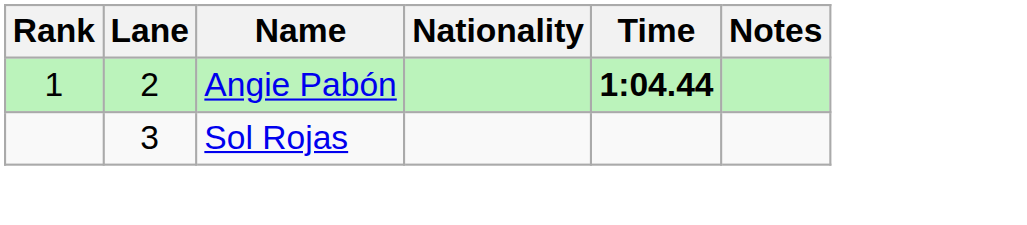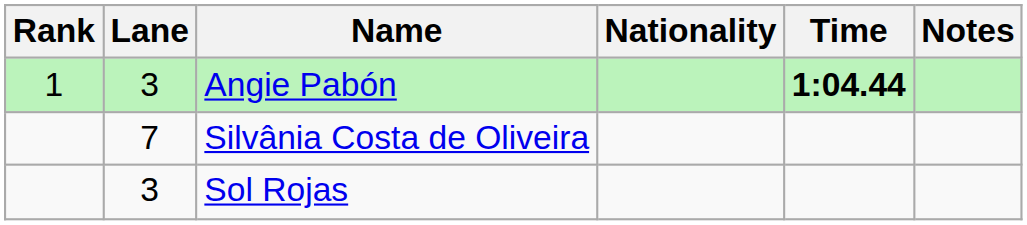(150, 84) 2 -> (150, 84) 3
+ row: (397, 137)
